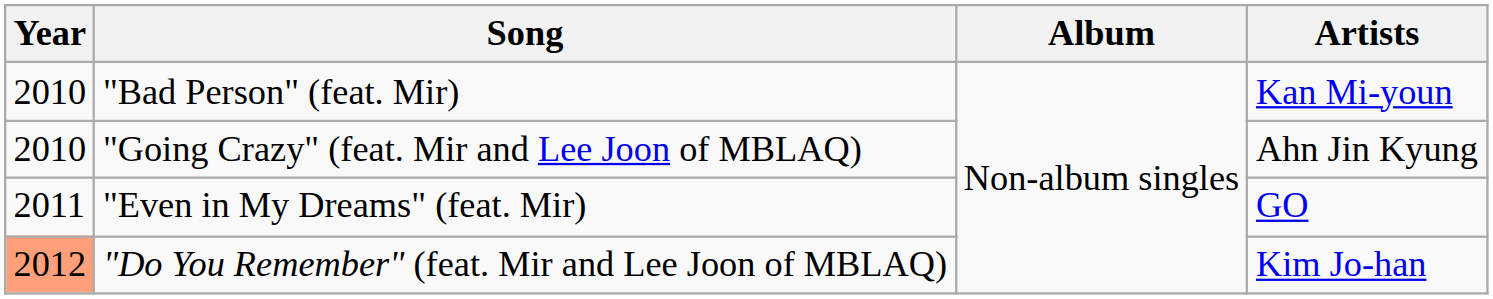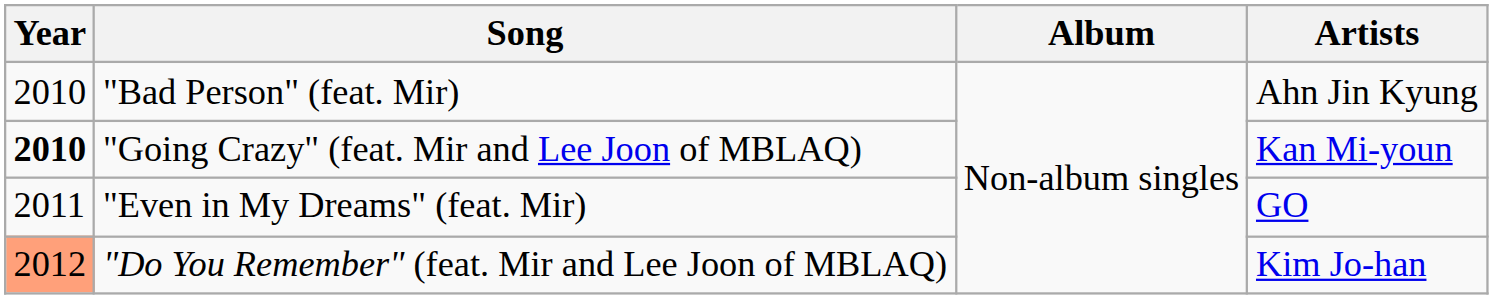(1354, 90) Kan Mi-youn -> (1367, 90) Ahn Jin Kyung
(50, 148) normal -> (50, 148) bold
(1367, 148) Ahn Jin Kyung -> (1354, 148) Kan Mi-youn
